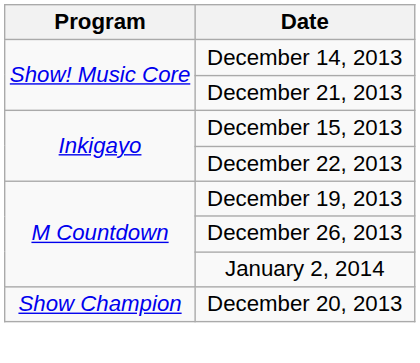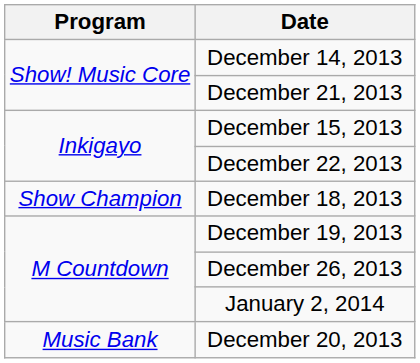+ row: (305, 198)
(100, 304) Show Champion -> (100, 339) Music Bank
